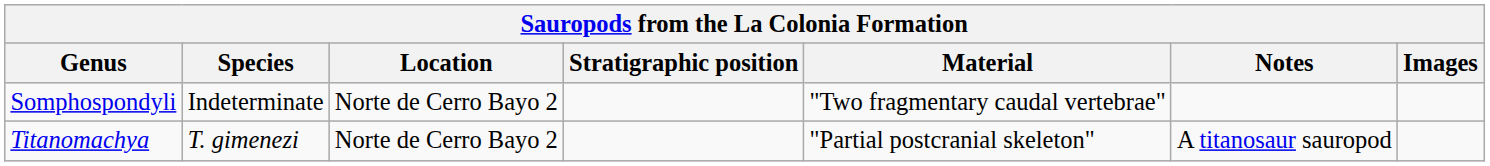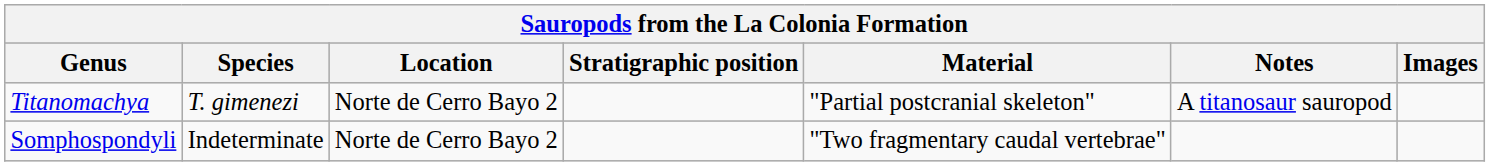rows swapped: (93, 101) <-> (80, 140)
